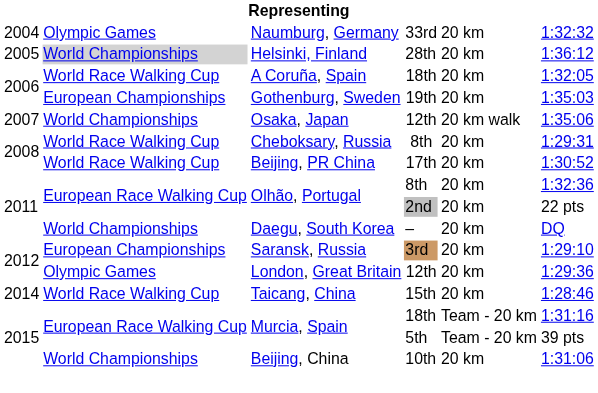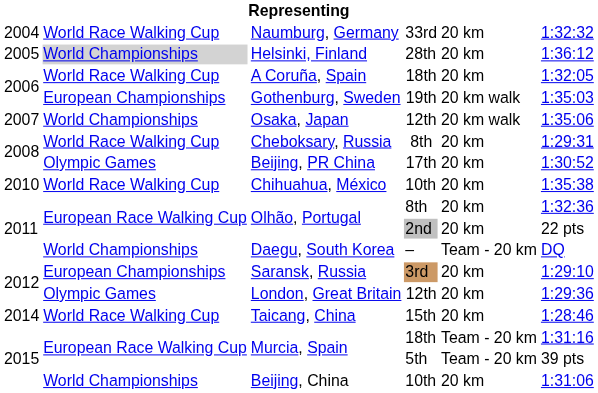(99, 32) Olympic Games -> (131, 32) World Race Walking Cup
(463, 98) 20 km -> (481, 98) 20 km walk
(131, 163) World Race Walking Cup -> (99, 163) Olympic Games
+ row: (319, 185)
(463, 228) 20 km -> (489, 250) Team - 20 km
